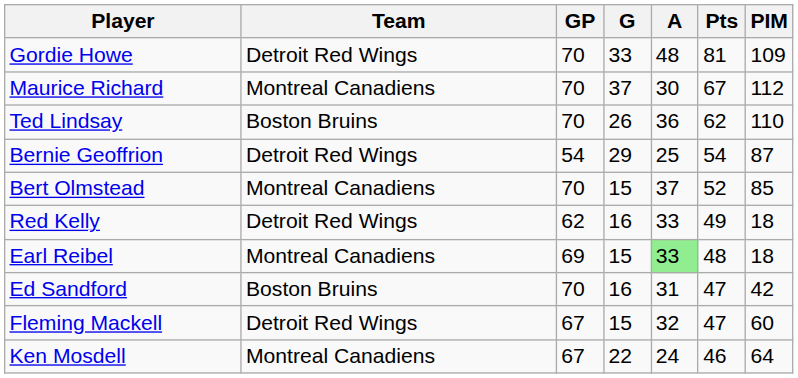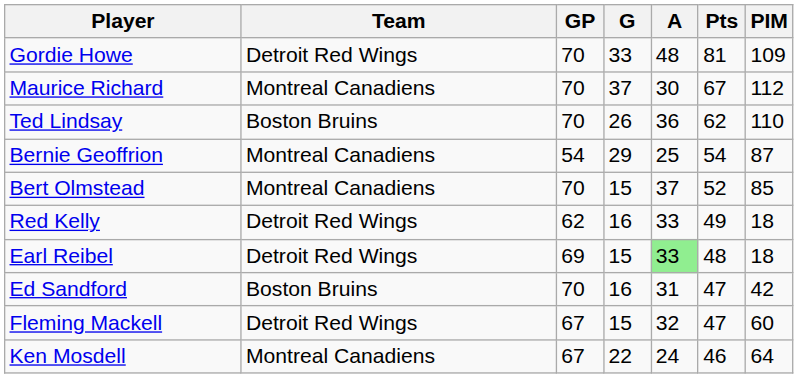(332, 155) Detroit Red Wings -> (341, 155) Montreal Canadiens
(341, 255) Montreal Canadiens -> (332, 255) Detroit Red Wings
